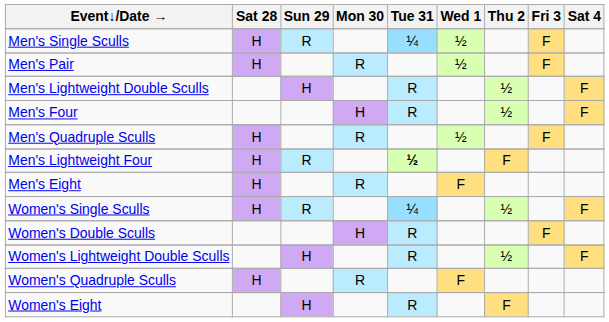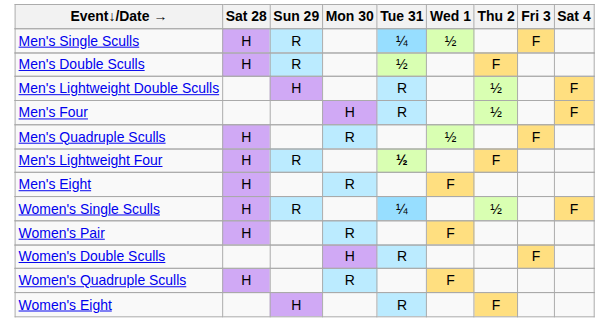- row: (41, 65)
+ row: (82, 65)
+ row: (62, 233)
- row: (119, 257)
